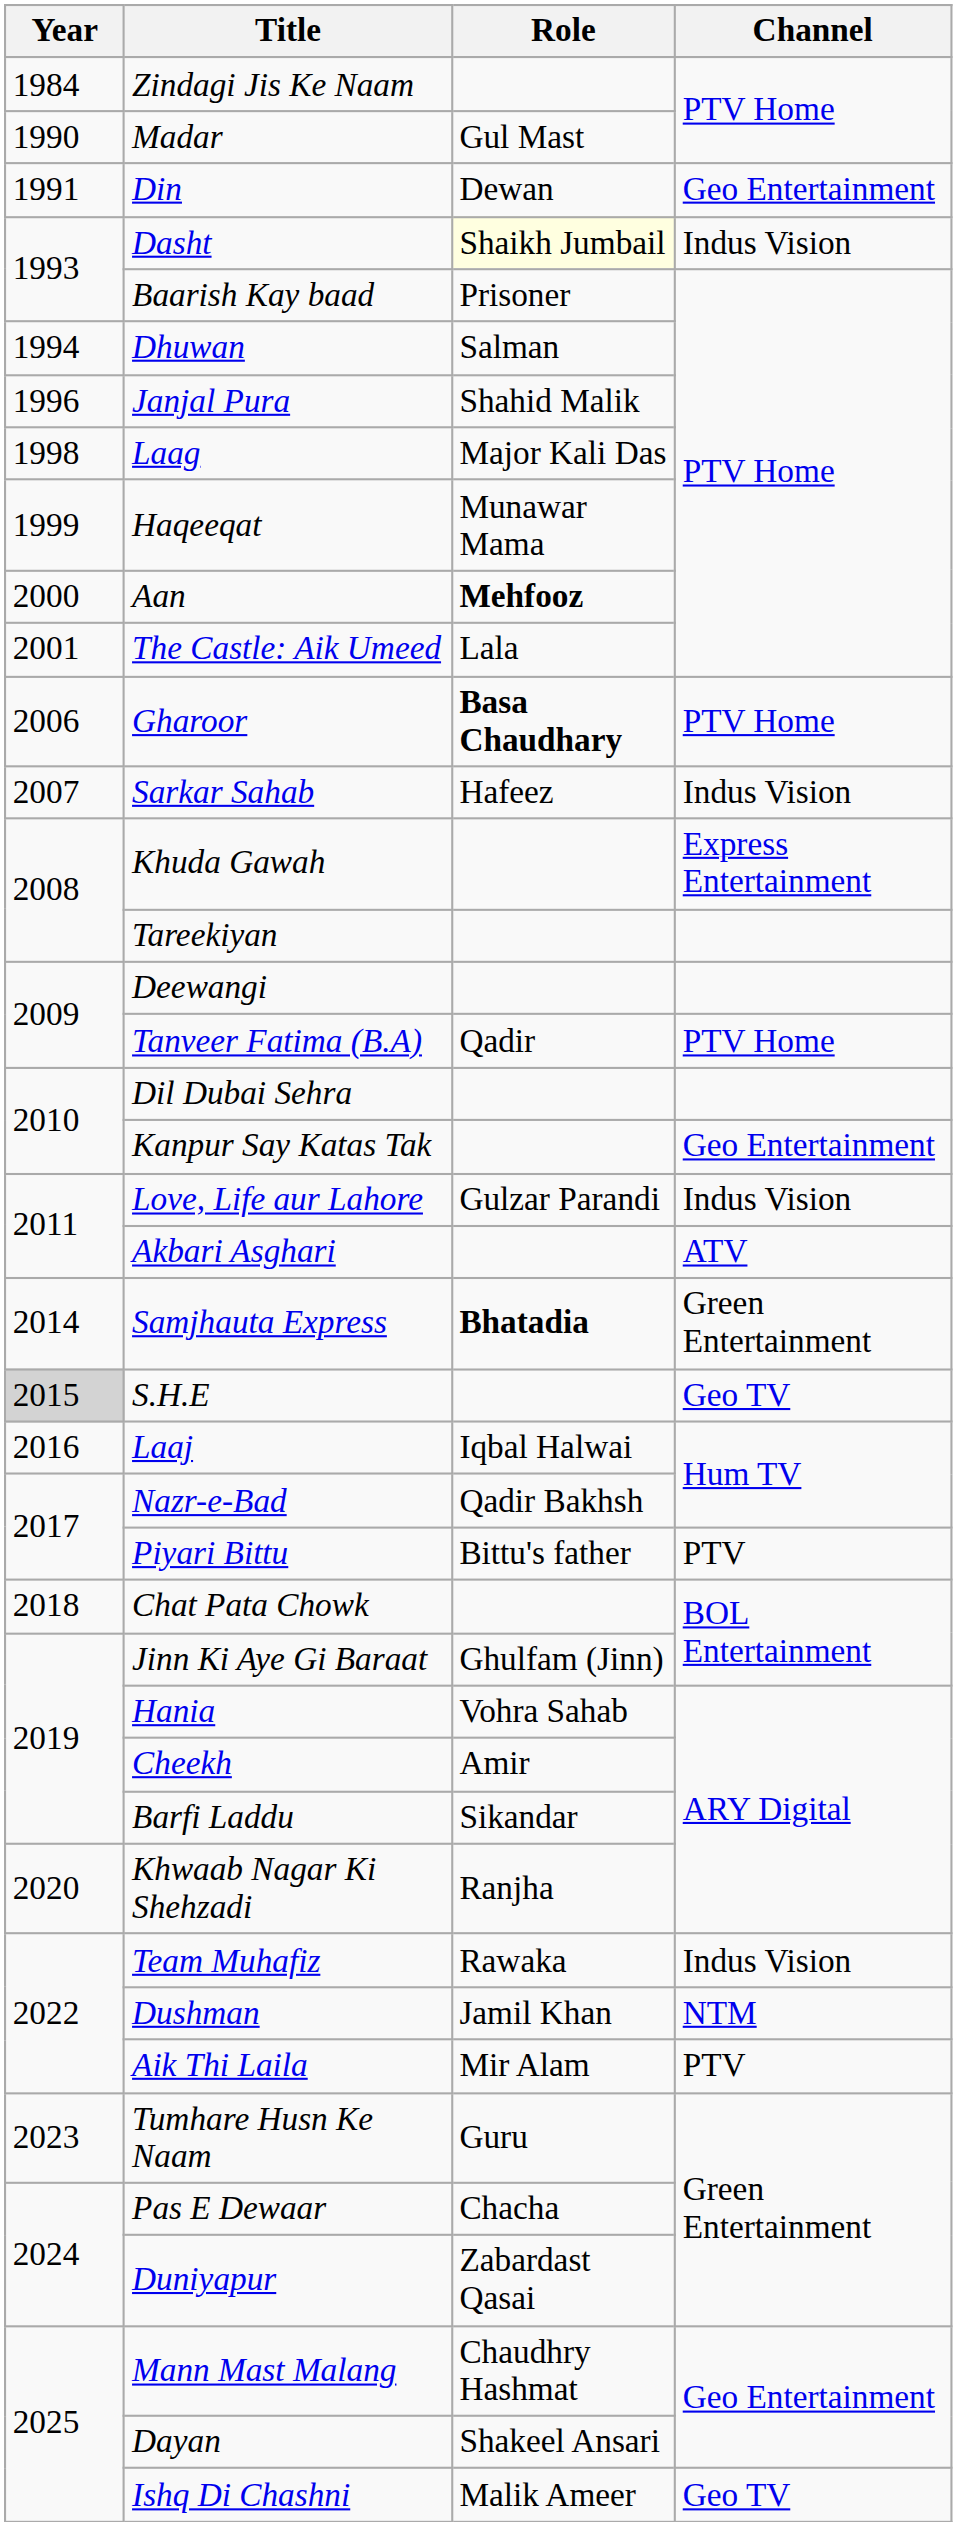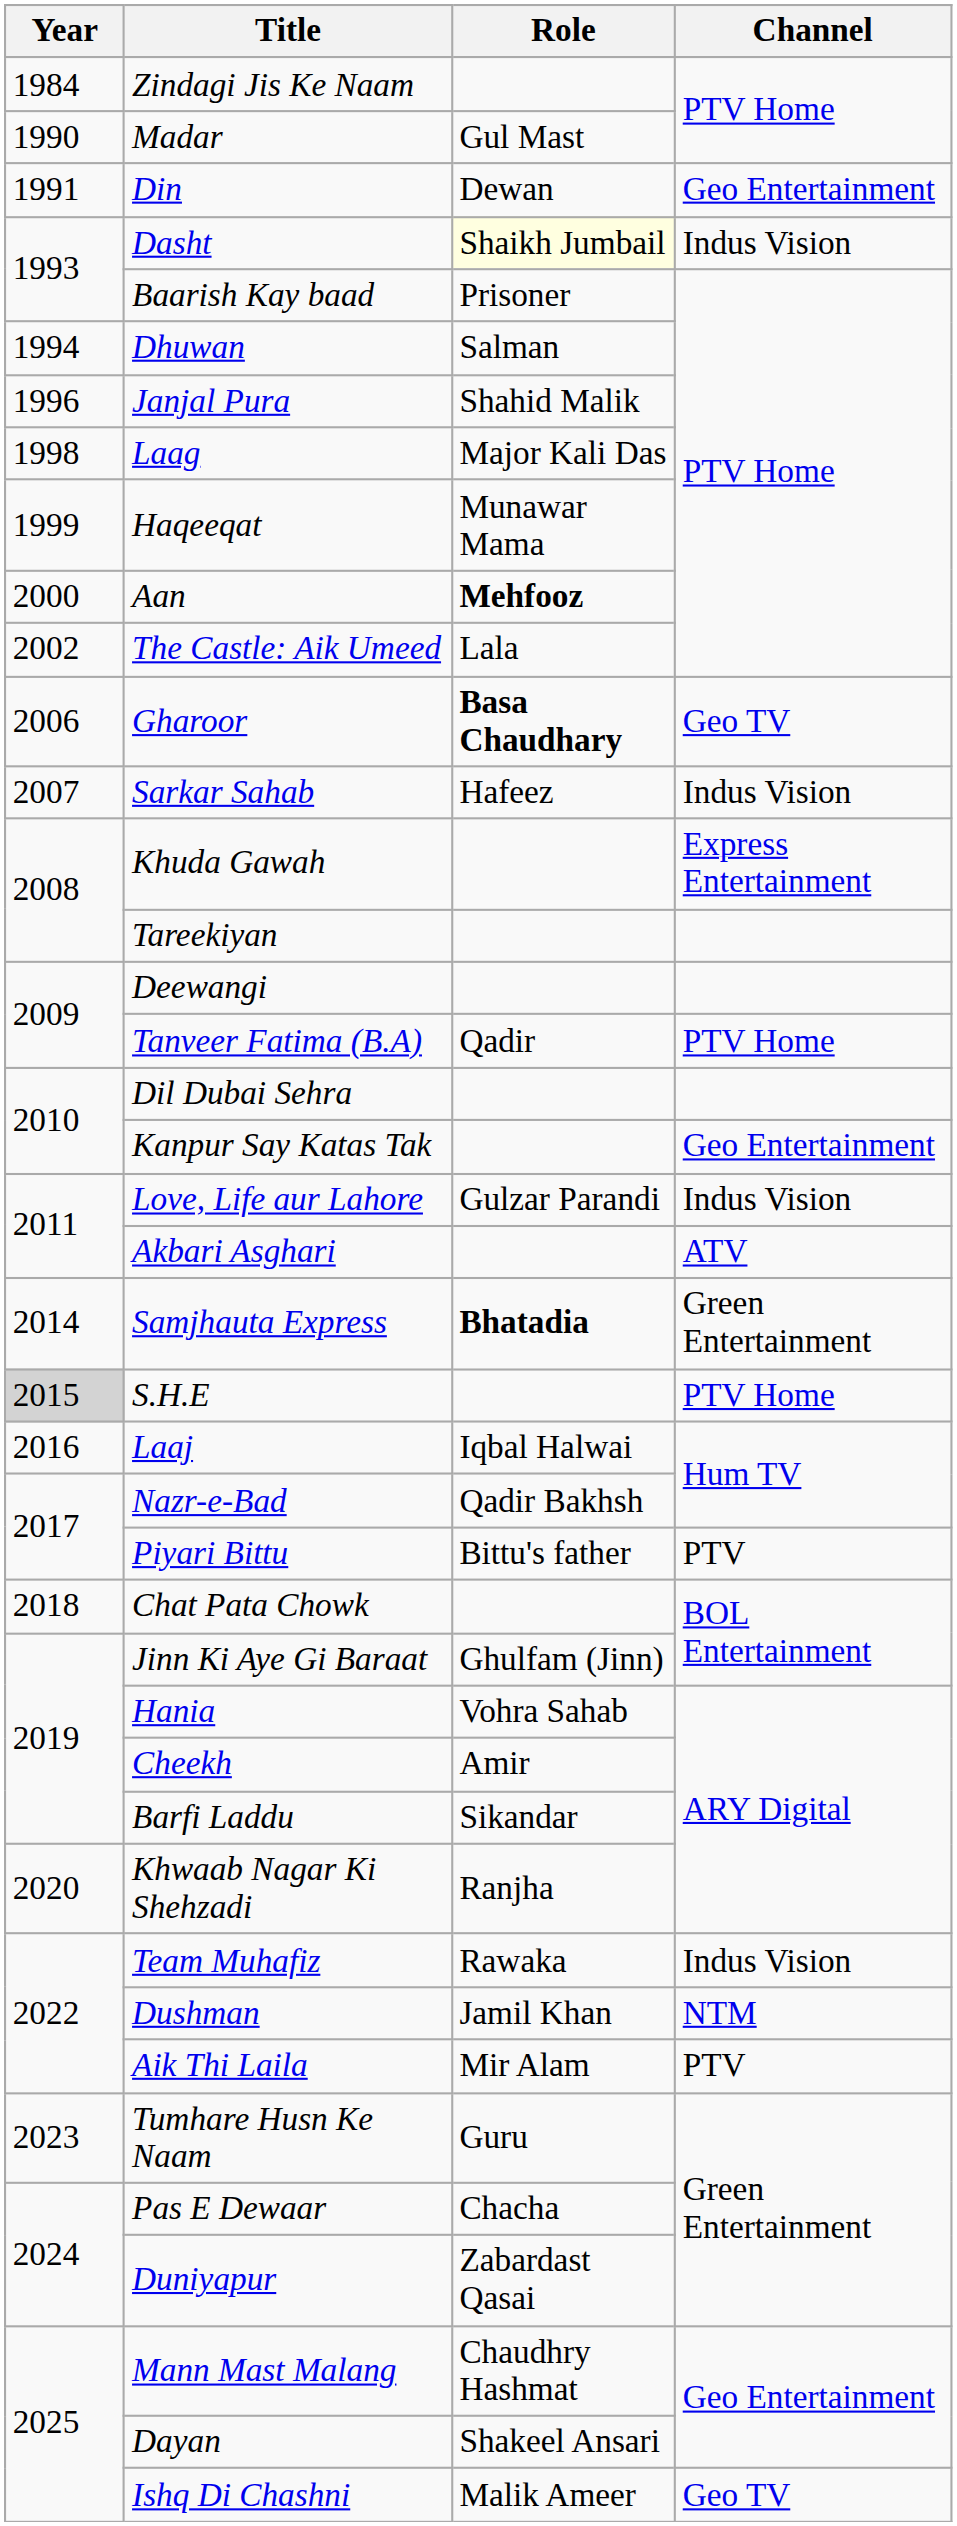(46, 648) 2001 -> (46, 648) 2002
(759, 720) PTV Home -> (737, 720) Geo TV
(737, 1394) Geo TV -> (759, 1394) PTV Home
